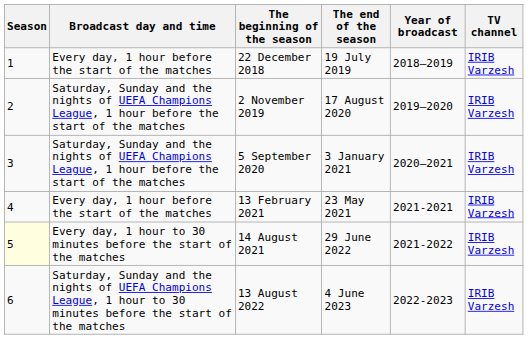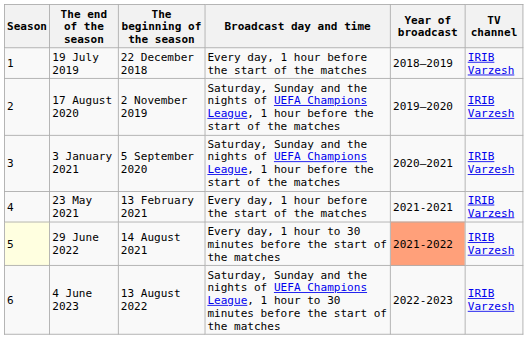columns swapped: (142, 26) <-> (356, 26)
(423, 244) no background -> (423, 244) lightsalmon background
